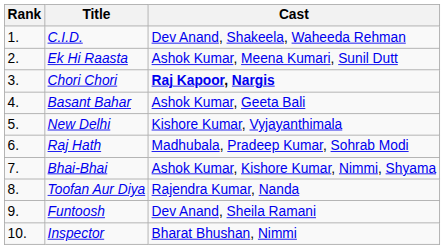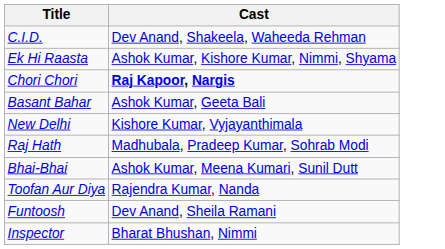- column: (24, 15)
(275, 59) Ashok Kumar, Meena Kumari, Sunil Dutt -> (254, 59) Ashok Kumar, Kishore Kumar, Nimmi, Shyama
(294, 168) Ashok Kumar, Kishore Kumar, Nimmi, Shyama -> (235, 168) Ashok Kumar, Meena Kumari, Sunil Dutt
